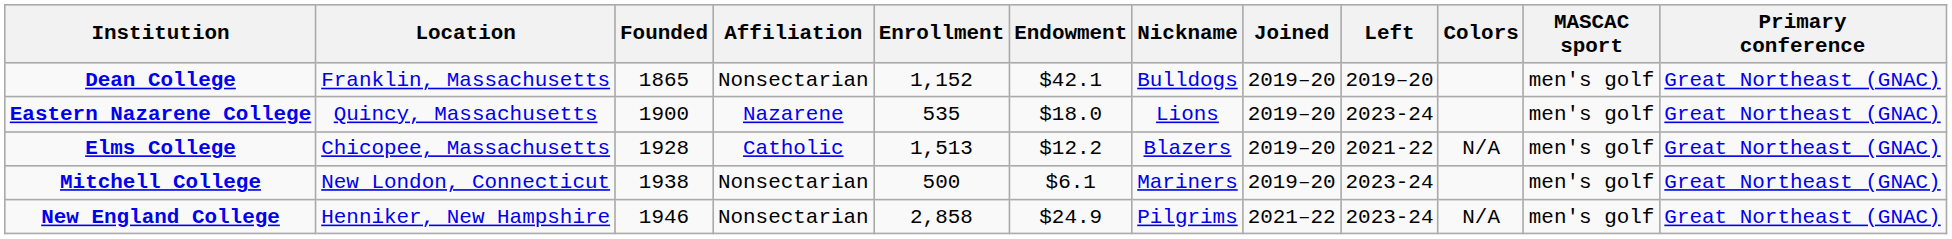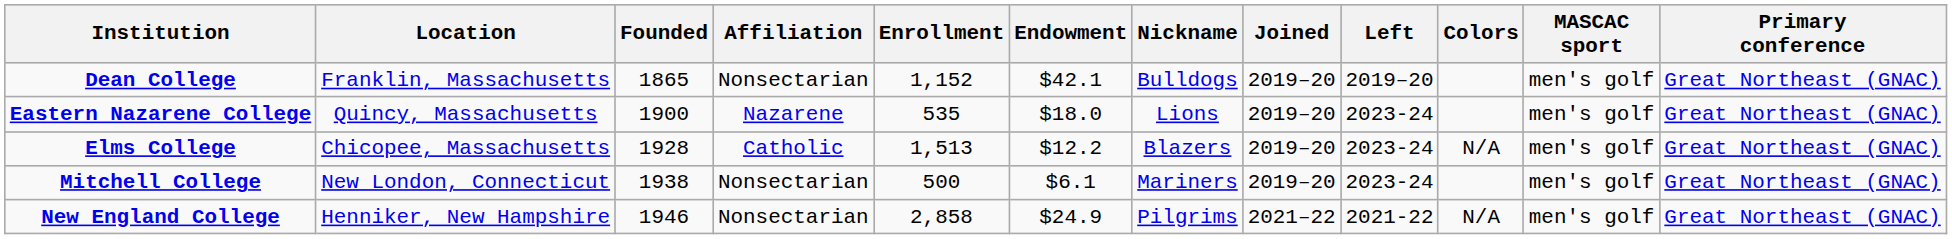(1390, 148) 2021-22 -> (1390, 148) 2023-24
(1390, 217) 2023-24 -> (1390, 217) 2021-22
